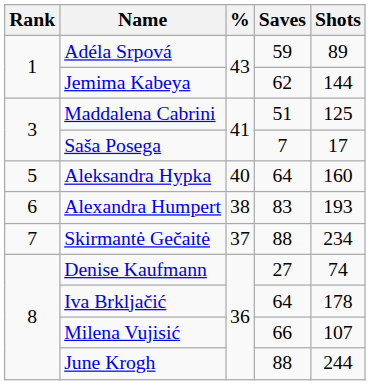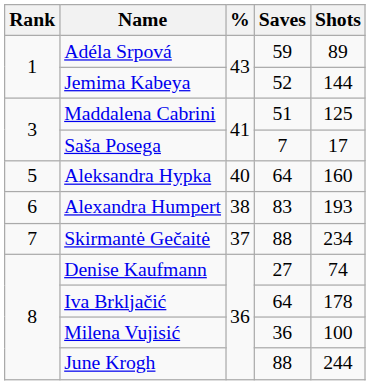(282, 82) 62 -> (282, 82) 52
(282, 332) 66 -> (282, 332) 36
(338, 332) 107 -> (338, 332) 100
